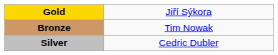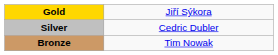rows swapped: (54, 43) <-> (54, 27)
